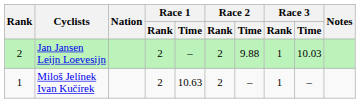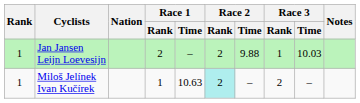(20, 53) 2 -> (20, 53) 1
(160, 83) 2 -> (160, 83) 1
(220, 83) no background -> (220, 83) paleturquoise background
(279, 83) 1 -> (279, 83) 2
